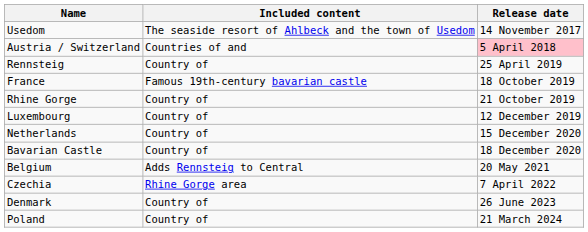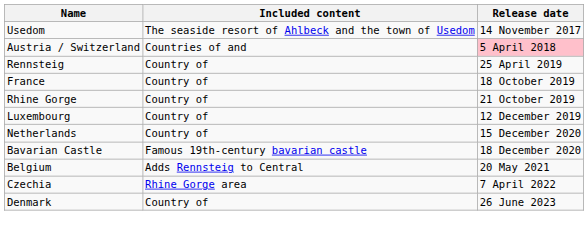(256, 82) Famous 19th-century bavarian castle -> (177, 82) Country of
(177, 150) Country of -> (256, 150) Famous 19th-century bavarian castle
- row: (26, 219)
